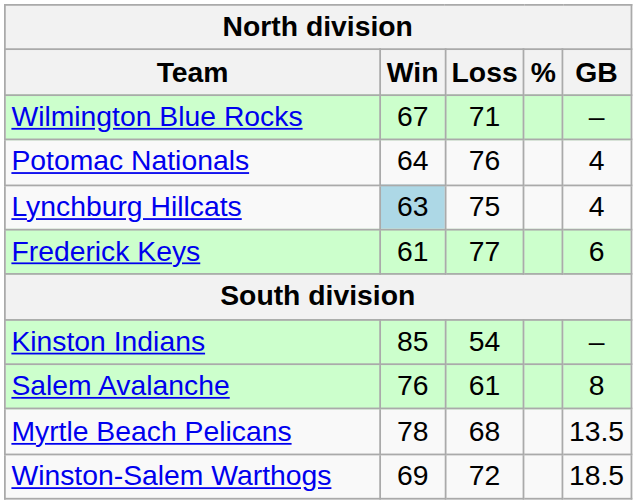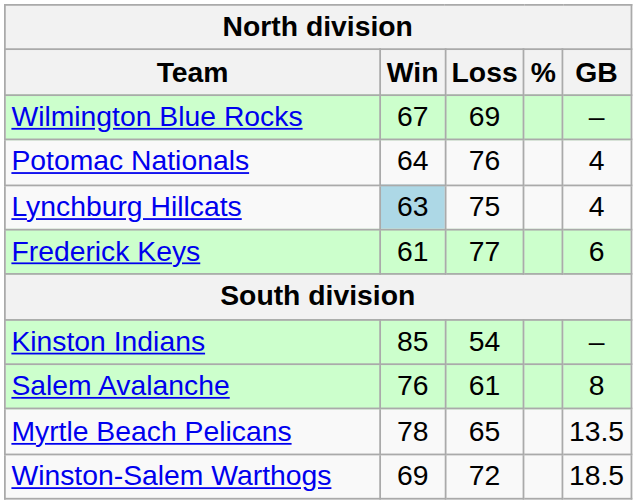(485, 116) 71 -> (485, 116) 69
(485, 431) 68 -> (485, 431) 65
